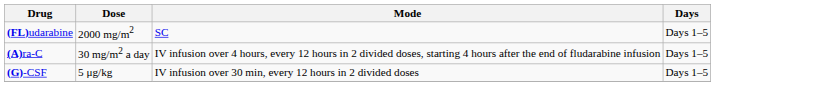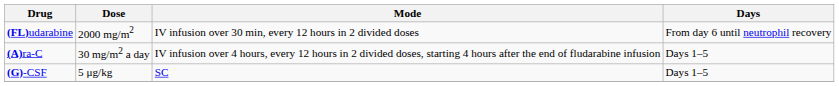(162, 32) SC -> (287, 32) IV infusion over 30 min, every 12 hours in 2 divided doses
(687, 32) Days 1–5 -> (748, 32) From day 6 until neutrophil recovery
(287, 72) IV infusion over 30 min, every 12 hours in 2 divided doses -> (162, 72) SC
